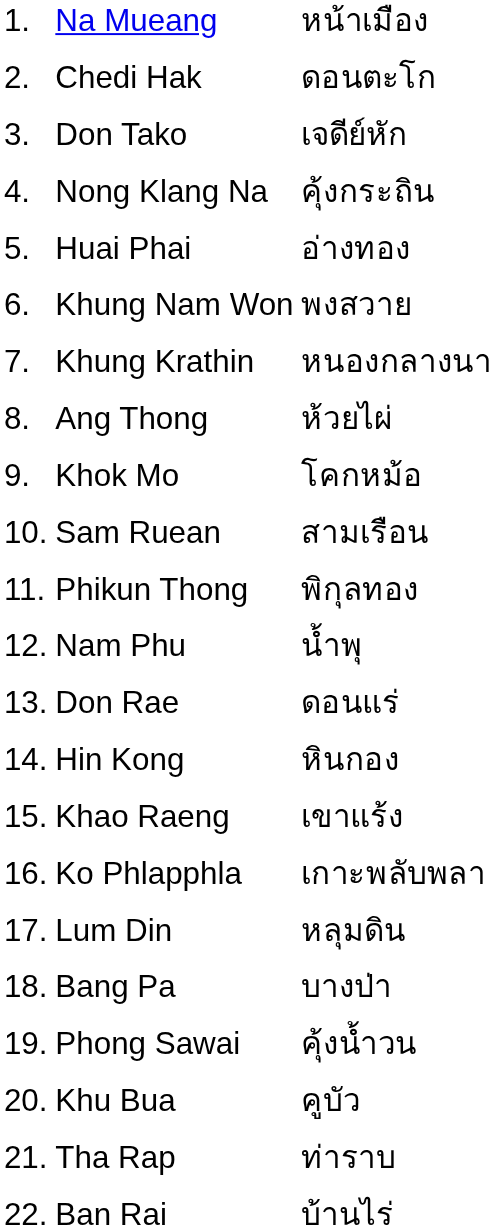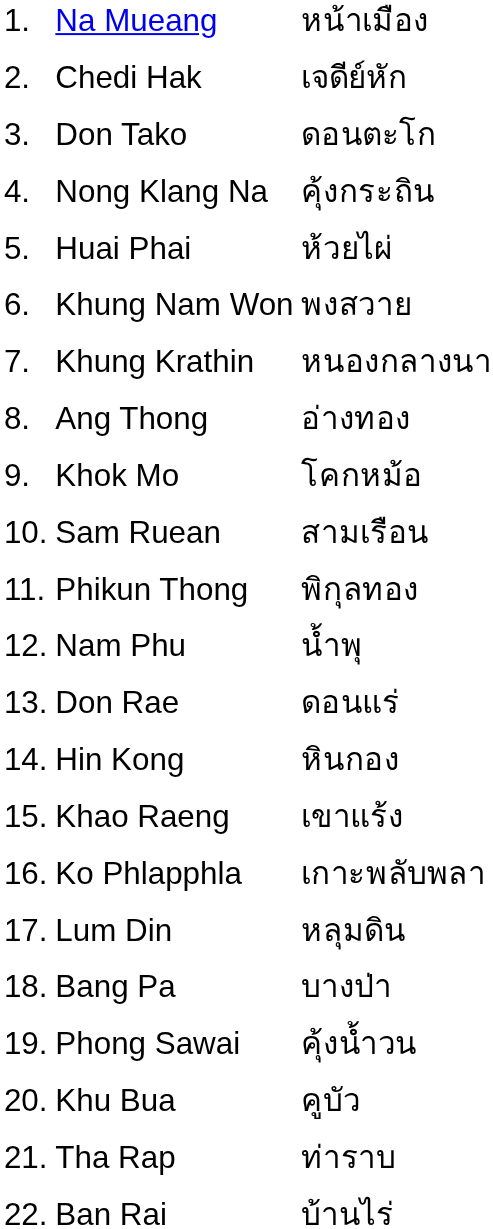(369, 77) ดอนตะโก -> (354, 77) เจดีย์หัก
(354, 134) เจดีย์หัก -> (369, 134) ดอนตะโก
(356, 248) อ่างทอง -> (346, 248) ห้วยไผ่
(346, 418) ห้วยไผ่ -> (356, 418) อ่างทอง
